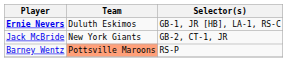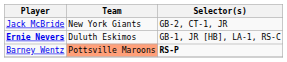rows swapped: (35, 24) <-> (35, 37)
(169, 50) normal -> (169, 50) bold
